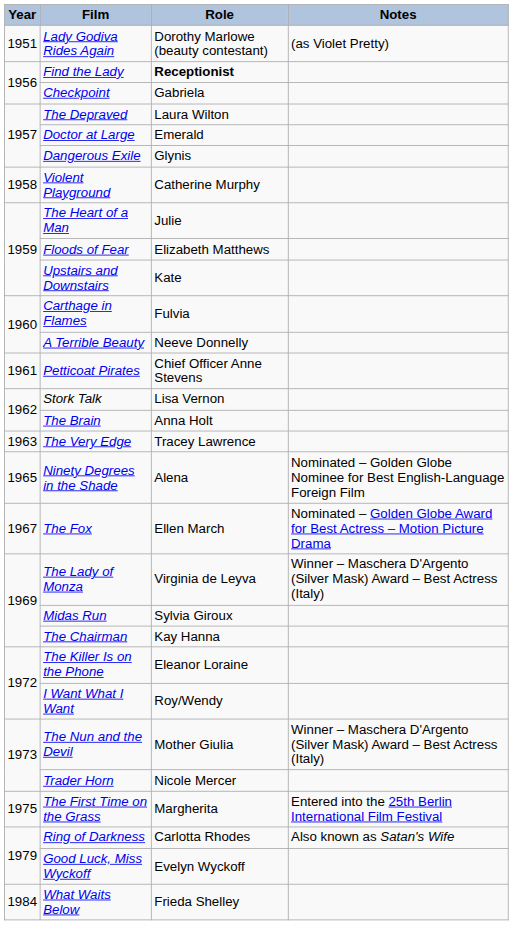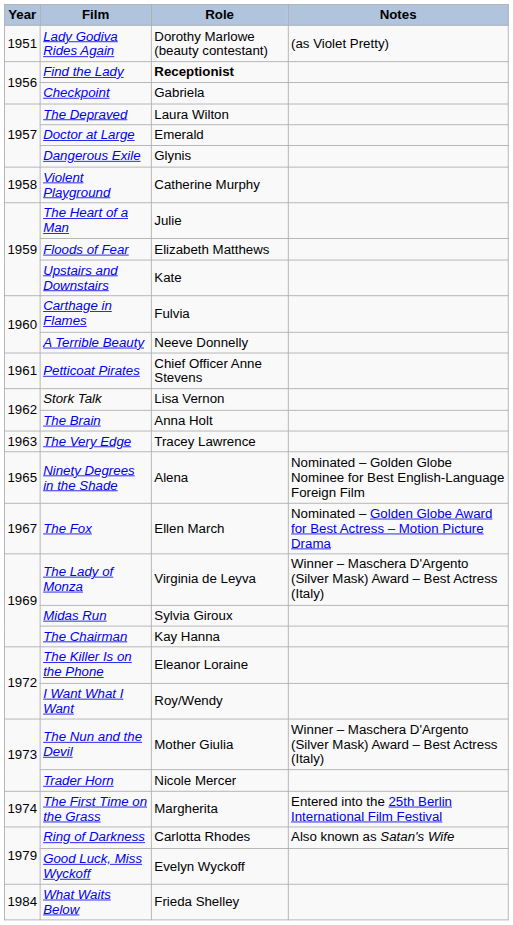(22, 809) 1975 -> (22, 809) 1974
